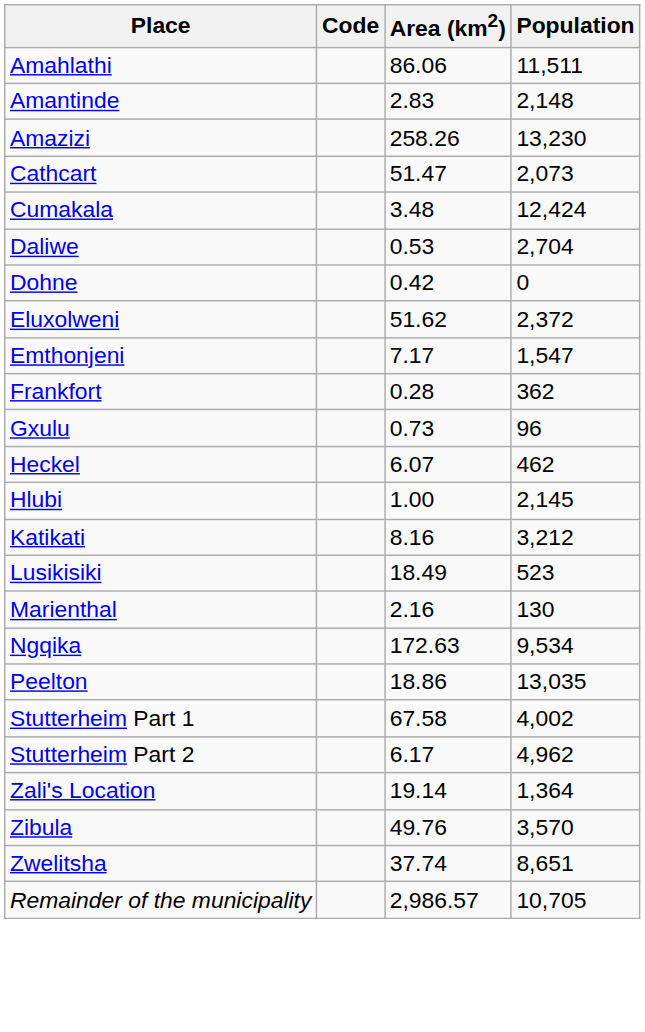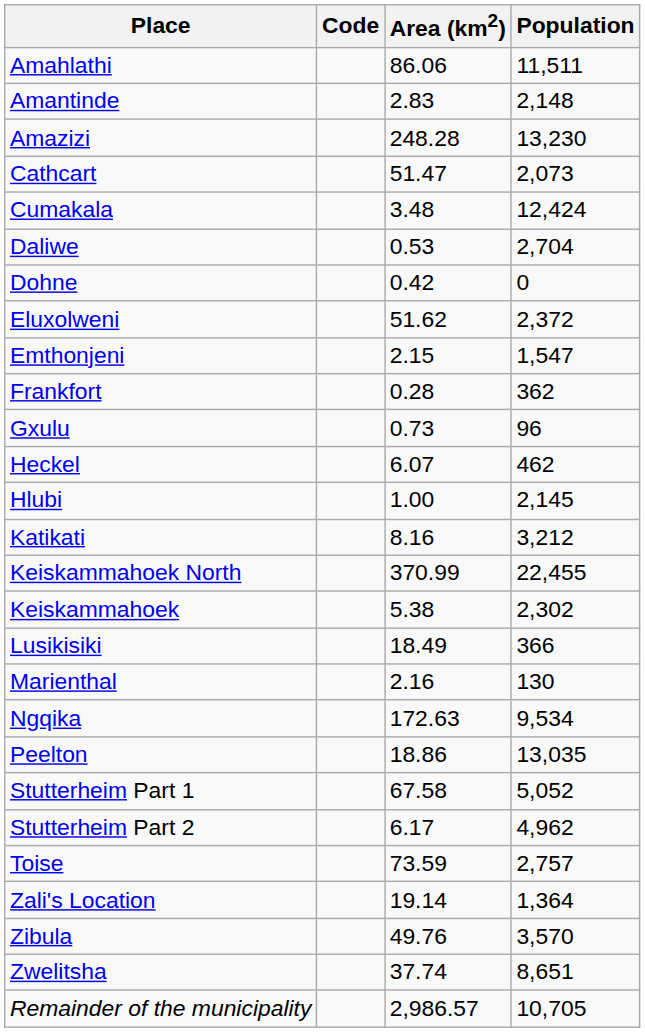(425, 137) 258.26 -> (425, 137) 248.28
(412, 355) 7.17 -> (412, 355) 2.15
+ row: (126, 573)
+ row: (95, 609)
(535, 573) 523 -> (535, 645) 366
(545, 718) 4,002 -> (545, 790) 5,052
+ row: (37, 863)
